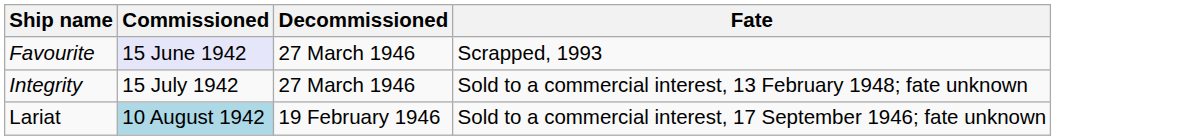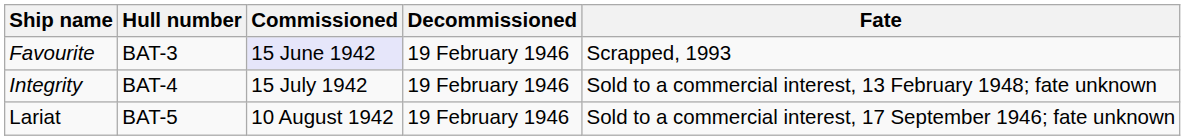+ column: (182, 20)
(347, 53) 27 March 1946 -> (488, 53) 19 February 1946
(347, 85) 27 March 1946 -> (488, 85) 19 February 1946
(194, 118) lightblue background -> (322, 118) no background
